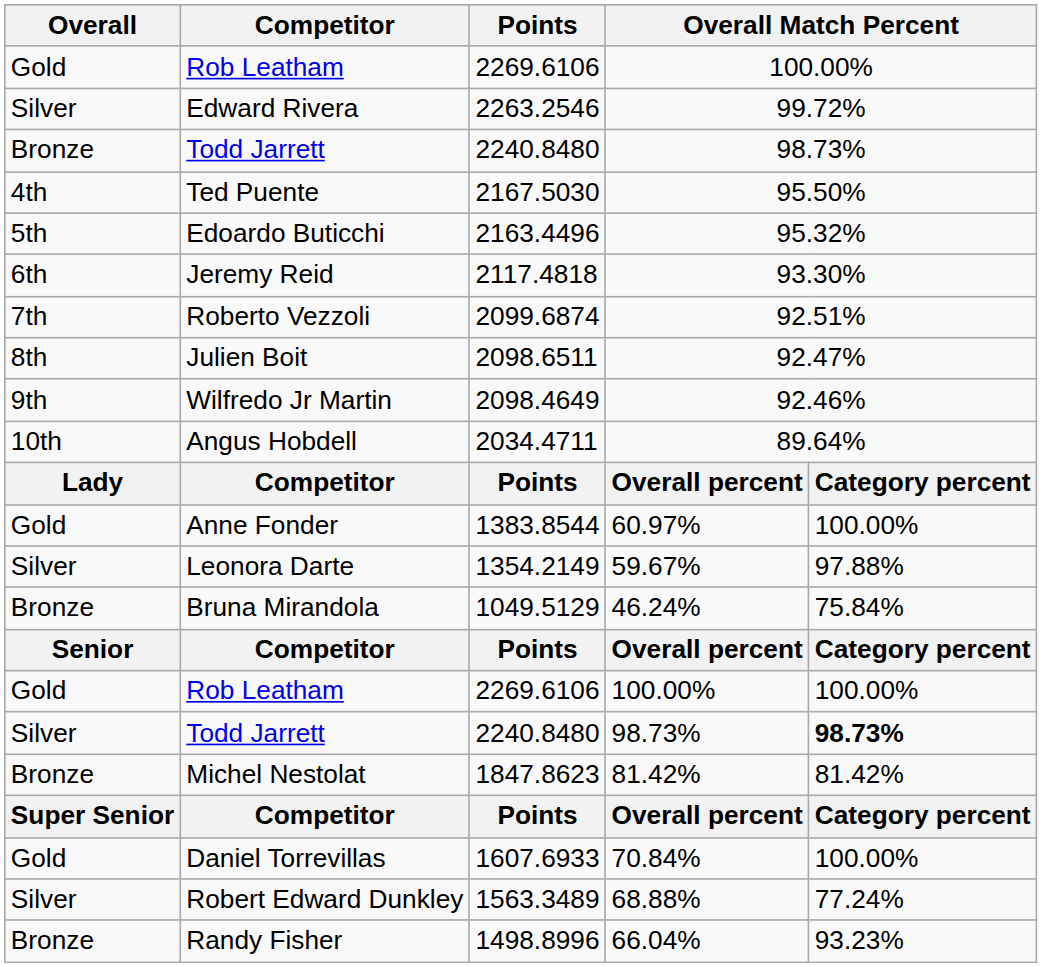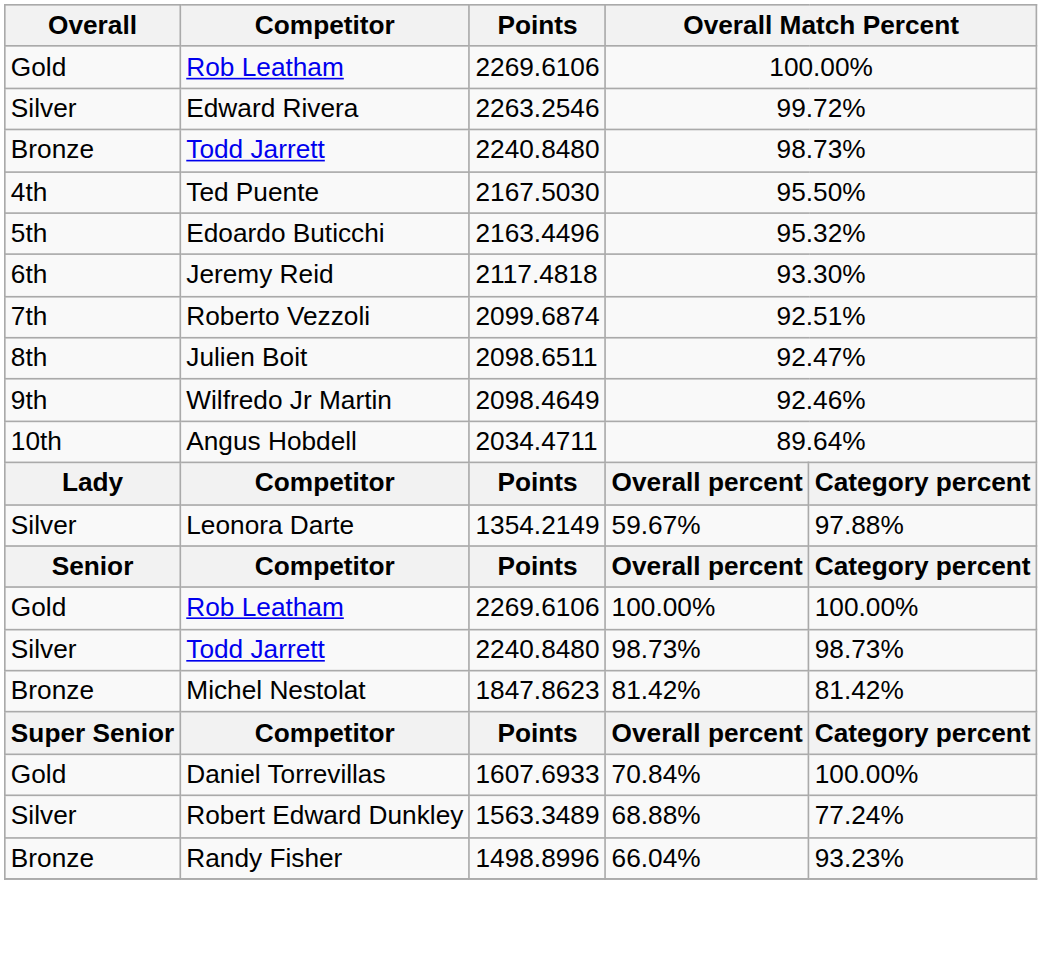- row: (39, 524)
- row: (52, 607)
(859, 732) bold -> (859, 649) normal
